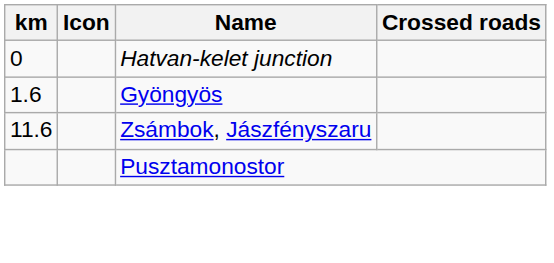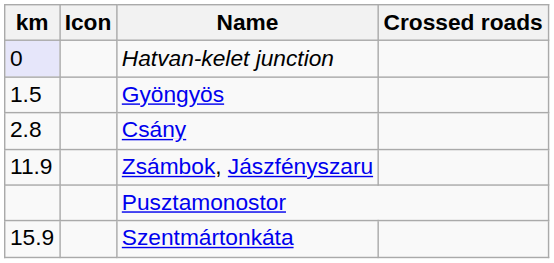(16, 58) no background -> (16, 58) lavender background
(26, 94) 1.6 -> (26, 94) 1.5
+ row: (154, 130)
(31, 130) 11.6 -> (31, 166) 11.9
+ row: (208, 238)
